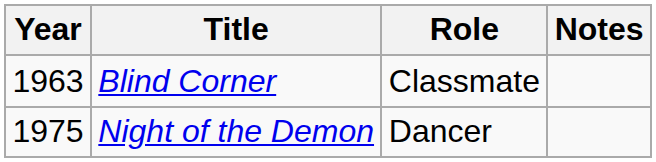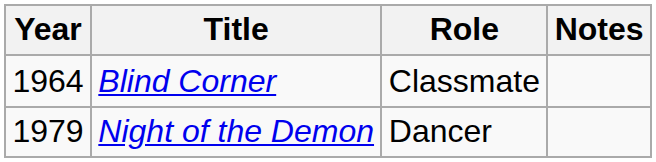(48, 80) 1963 -> (48, 80) 1964
(48, 131) 1975 -> (48, 131) 1979
